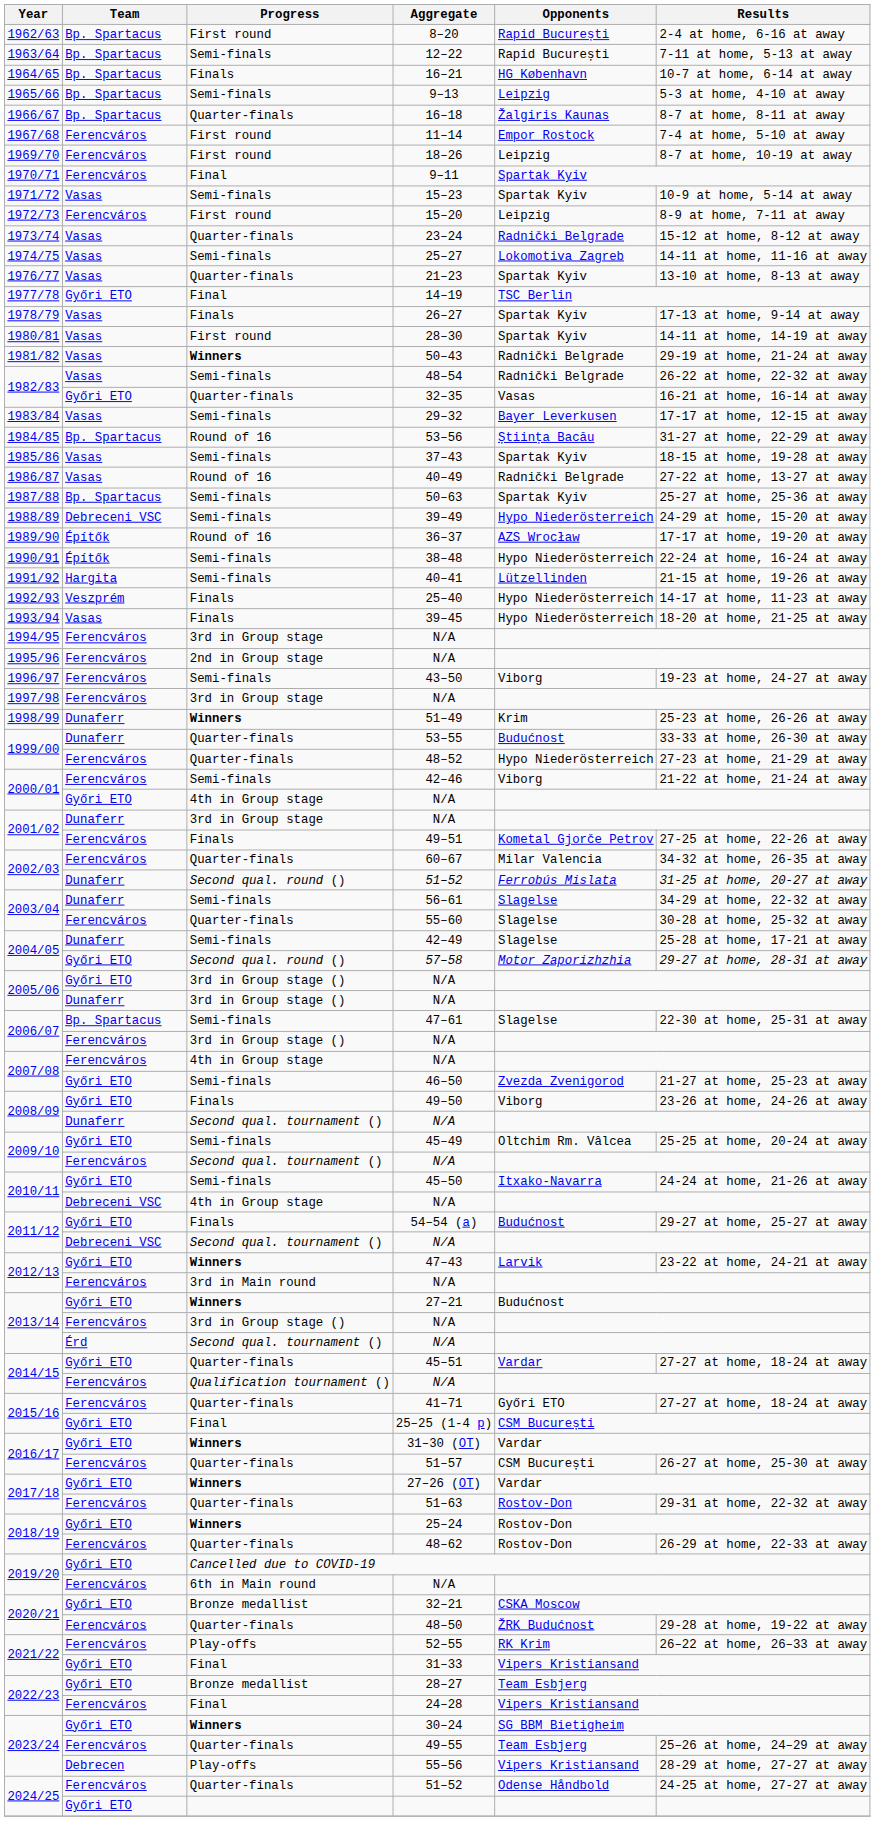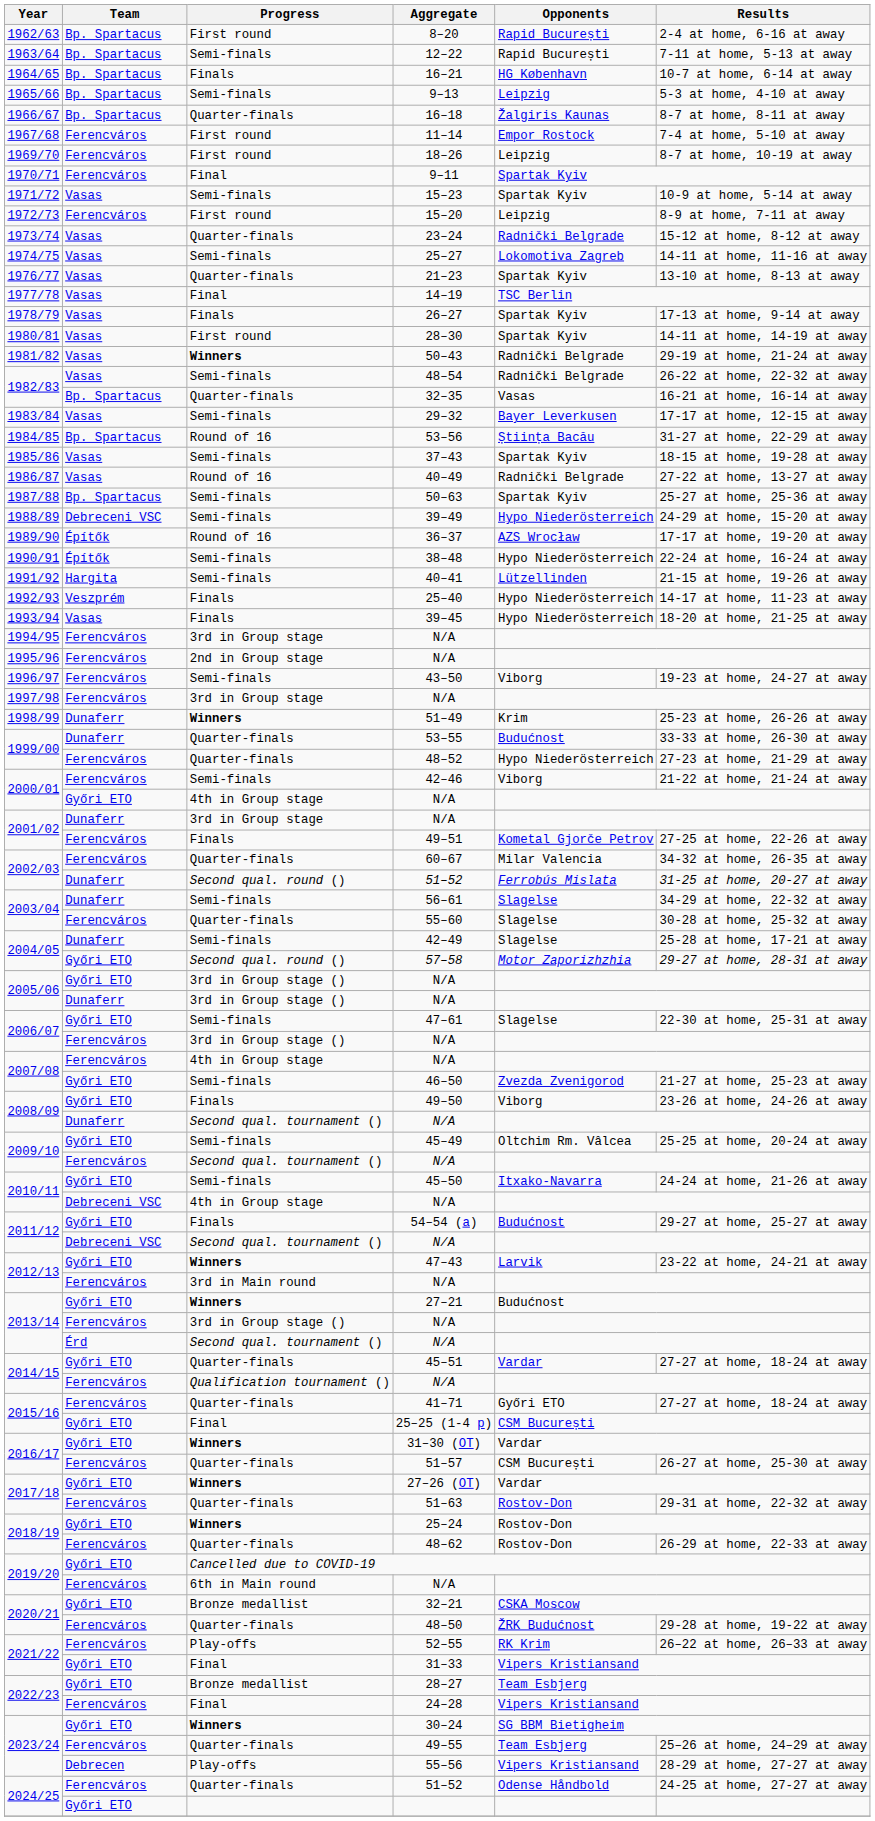(99, 296) Győri ETO -> (84, 296) Vasas
(99, 397) Győri ETO -> (113, 397) Bp. Spartacus
(113, 1021) Bp. Spartacus -> (99, 1021) Győri ETO
